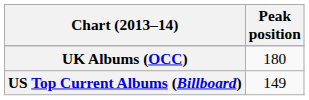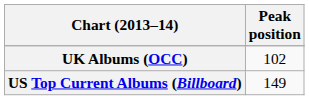(275, 58) 180 -> (275, 58) 102
